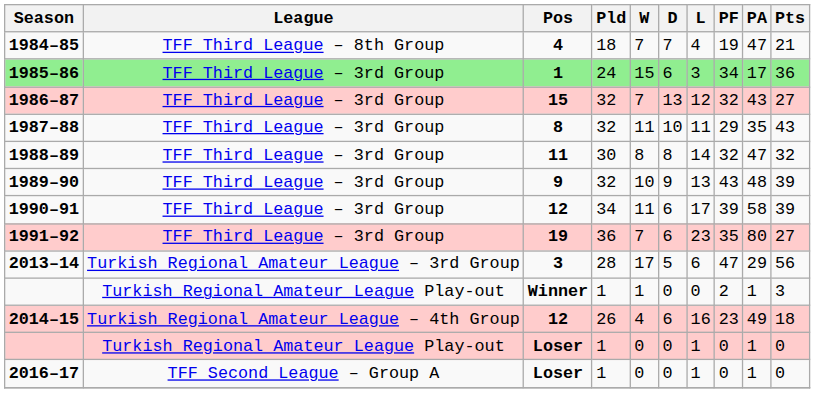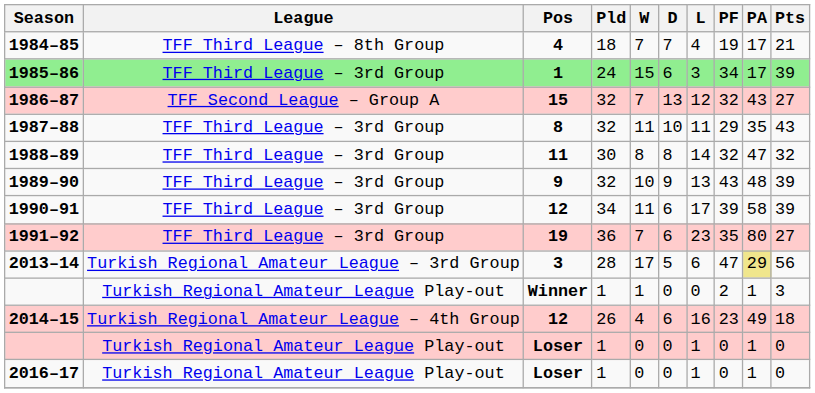(757, 46) 47 -> (757, 46) 17
(785, 73) 36 -> (785, 73) 39
(303, 100) TFF Third League – 3rd Group -> (303, 100) TFF Second League – Group A
(757, 264) no background -> (757, 264) khaki background
(303, 374) TFF Second League – Group A -> (303, 374) Turkish Regional Amateur League Play-out
